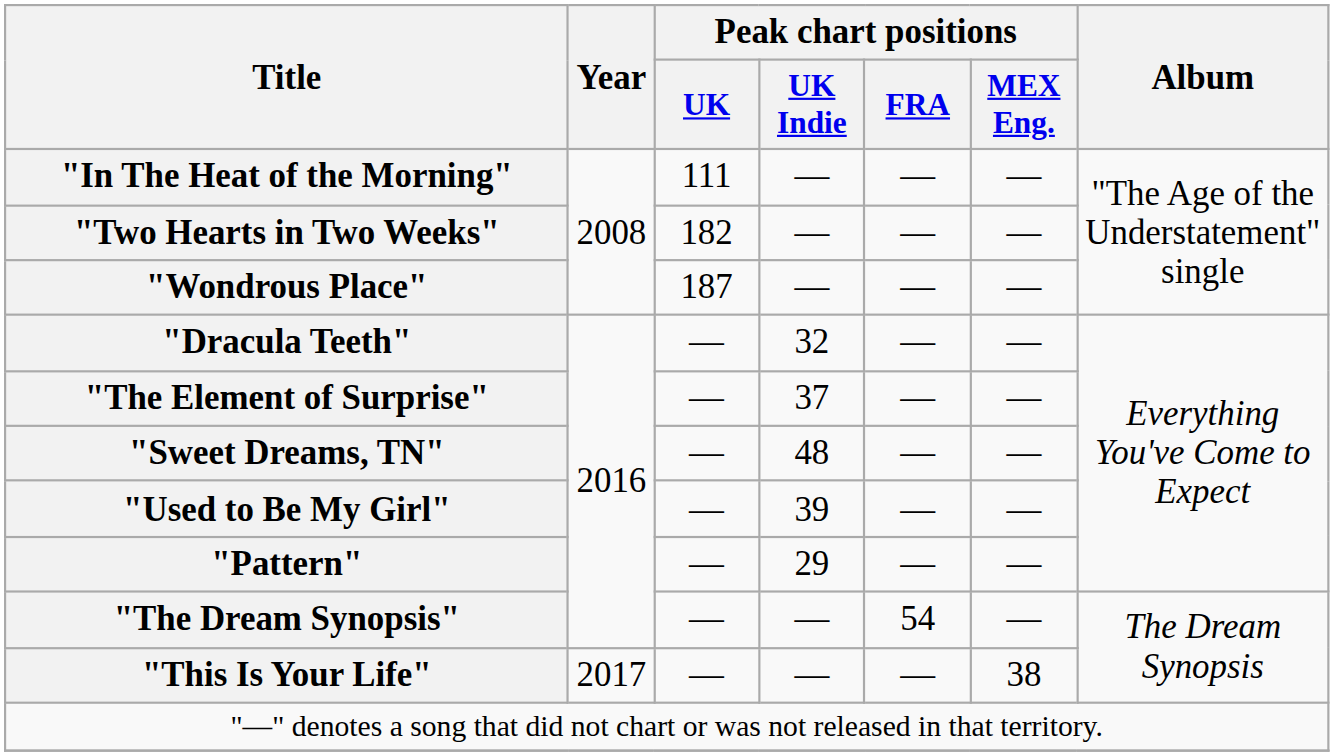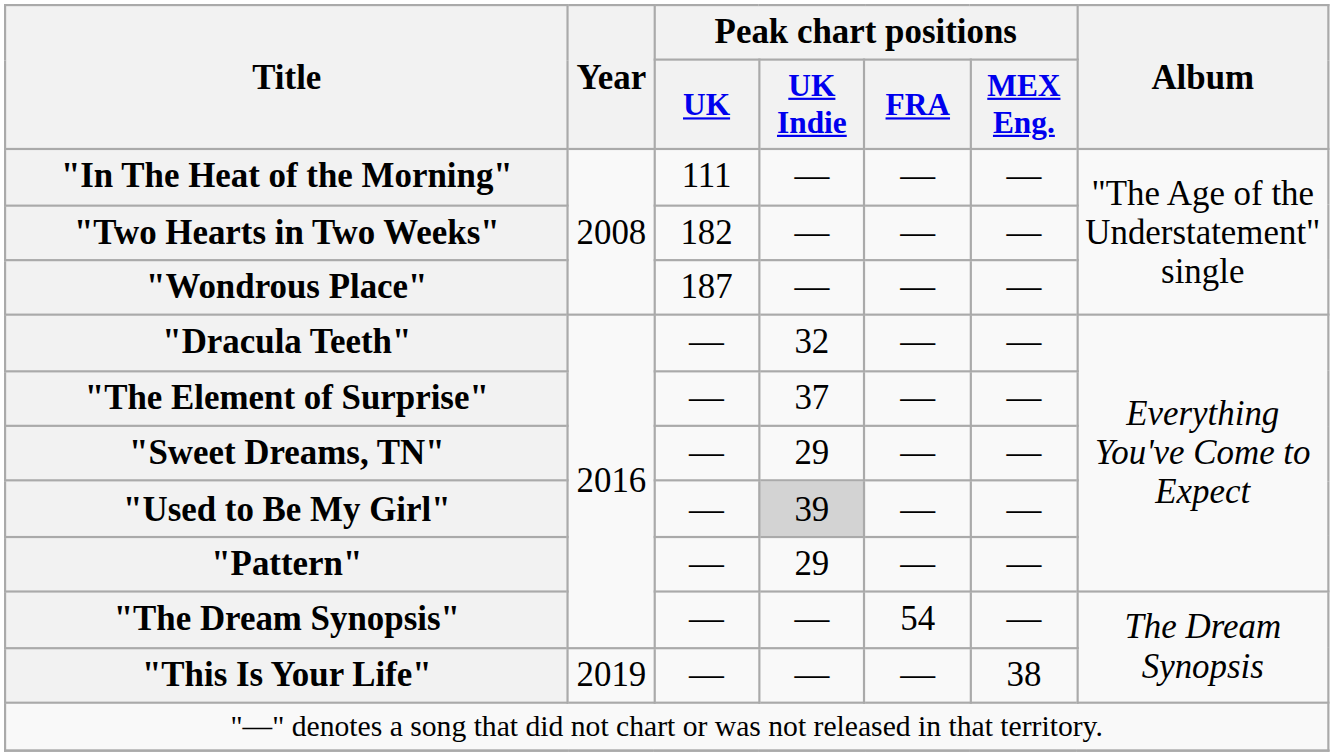(812, 452) 48 -> (812, 452) 29
(812, 508) no background -> (812, 508) lightgrey background
(611, 674) 2017 -> (611, 674) 2019
